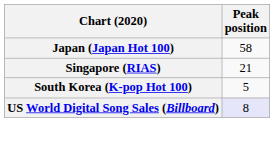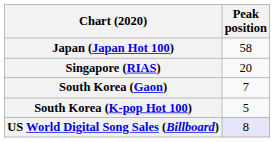(246, 68) 21 -> (246, 68) 20
+ row: (113, 87)
